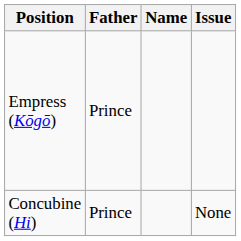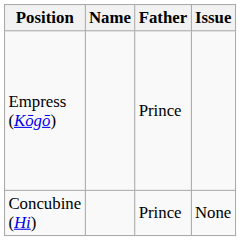columns swapped: (166, 17) <-> (113, 17)
